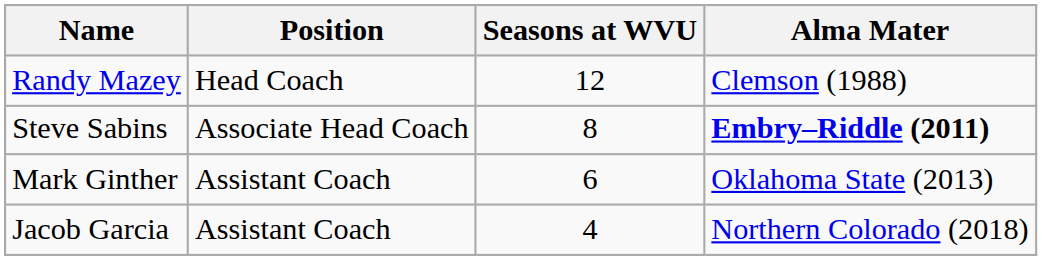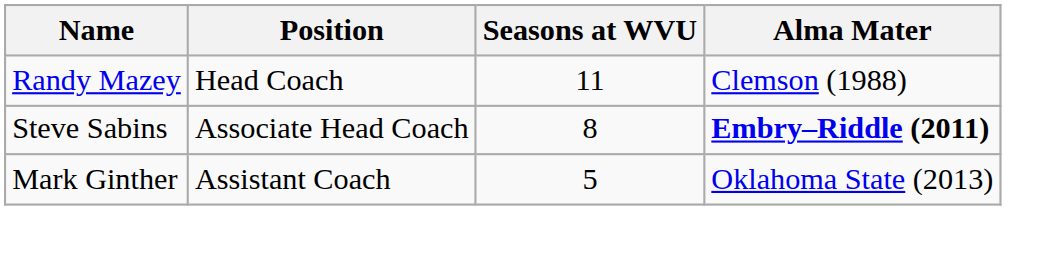(590, 79) 12 -> (590, 79) 11
(590, 179) 6 -> (590, 179) 5
- row: (91, 229)
